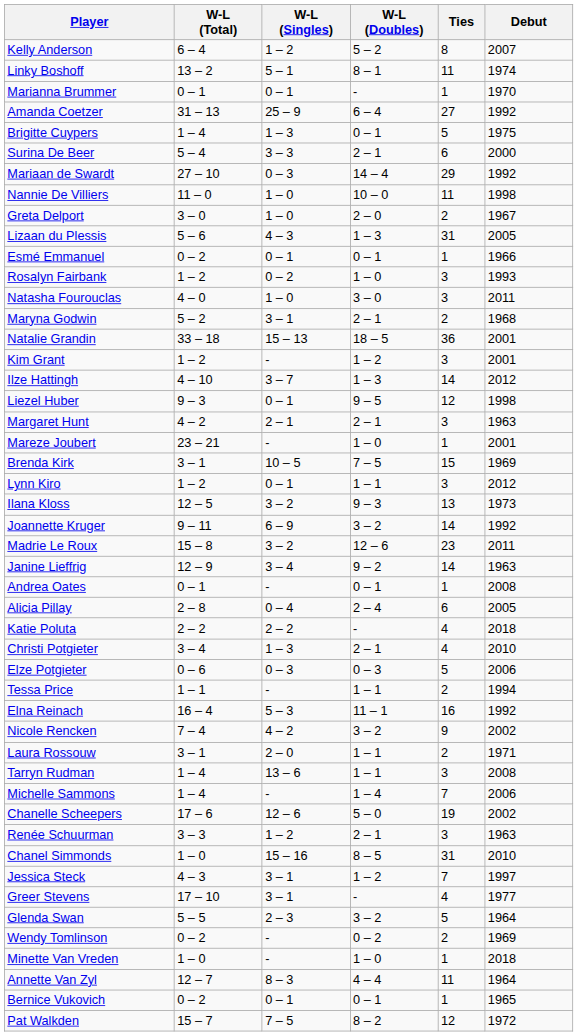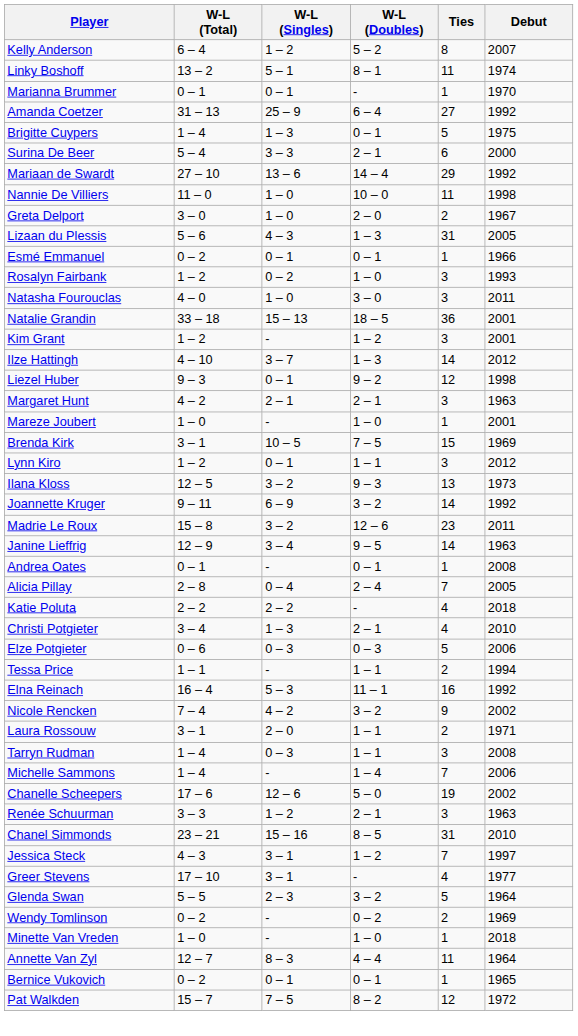(279, 173) 0 – 3 -> (283, 173) 13 – 6
- row: (52, 318)
(367, 400) 9 – 5 -> (367, 380) 9 – 2
(198, 442) 23 – 21 -> (191, 421) 1 – 0
(367, 566) 9 – 2 -> (367, 545) 9 – 5
(444, 607) 6 -> (444, 586) 7
(283, 772) 13 – 6 -> (279, 751) 0 – 3
(191, 855) 1 – 0 -> (198, 834) 23 – 21
